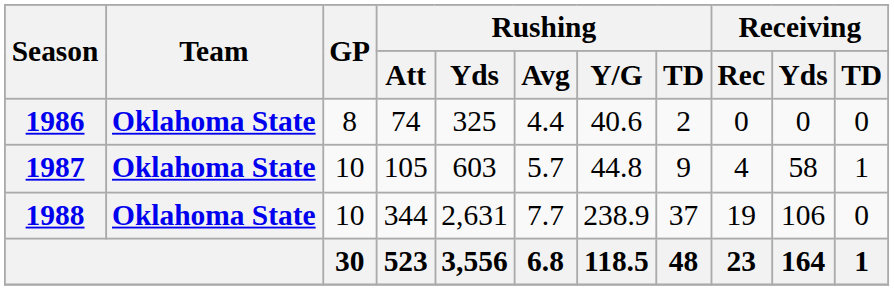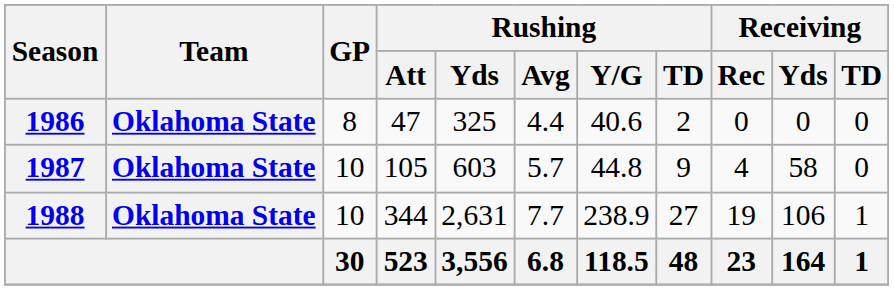(406, 121) 74 -> (406, 121) 47
(862, 167) 1 -> (862, 167) 0
(684, 214) 37 -> (684, 214) 27
(862, 214) 0 -> (862, 214) 1
